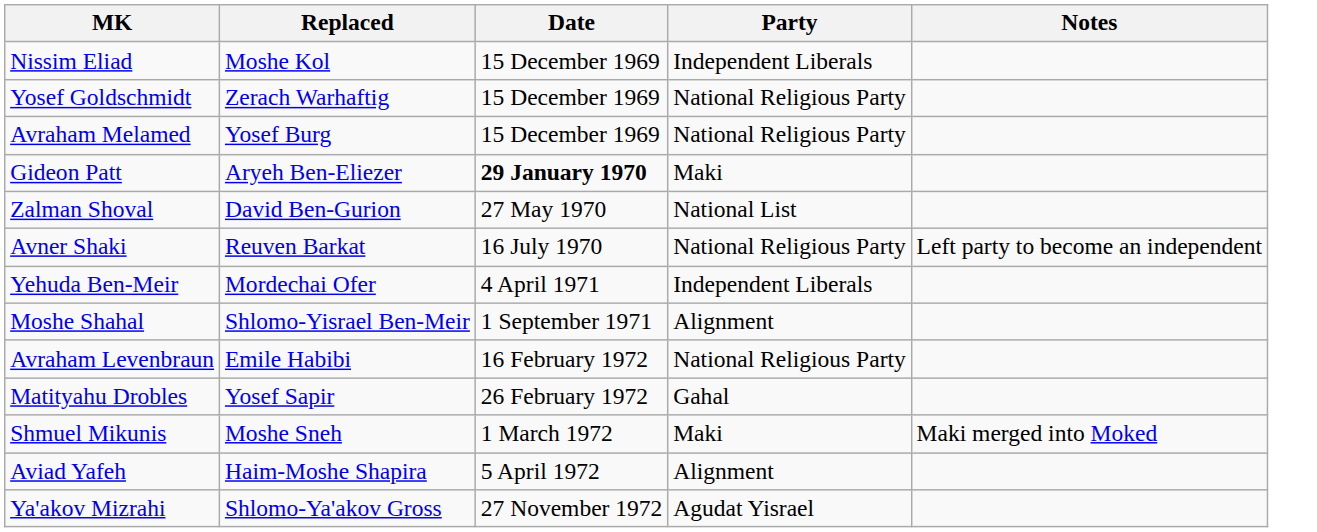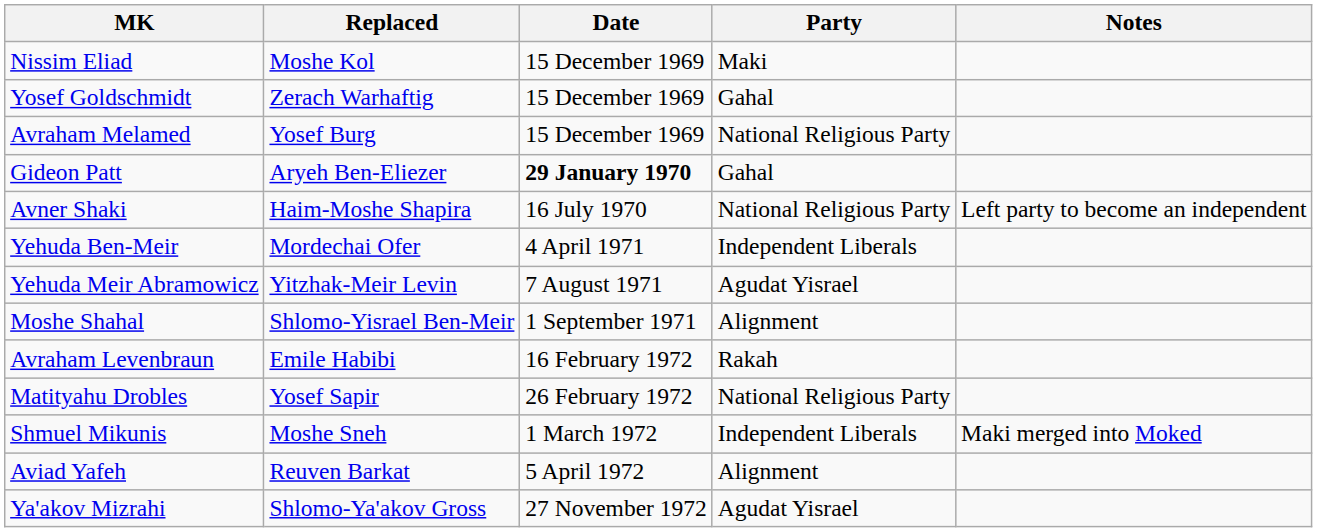(773, 60) Independent Liberals -> (743, 60) Maki
(789, 97) National Religious Party -> (746, 97) Gahal
(698, 172) Maki -> (746, 172) Gahal
- row: (82, 209)
(295, 246) Reuven Barkat -> (370, 209) Haim-Moshe Shapira
+ row: (134, 284)
(789, 358) National Religious Party -> (748, 358) Rakah
(701, 396) Gahal -> (834, 396) National Religious Party
(698, 433) Maki -> (817, 433) Independent Liberals
(326, 470) Haim-Moshe Shapira -> (340, 470) Reuven Barkat
